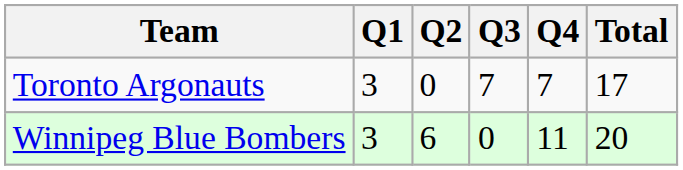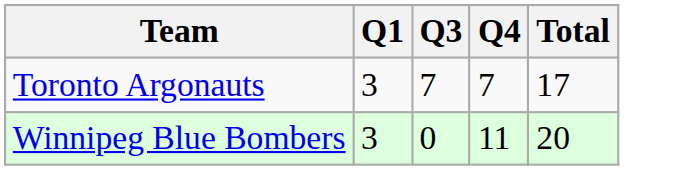- column: (441, 31)
